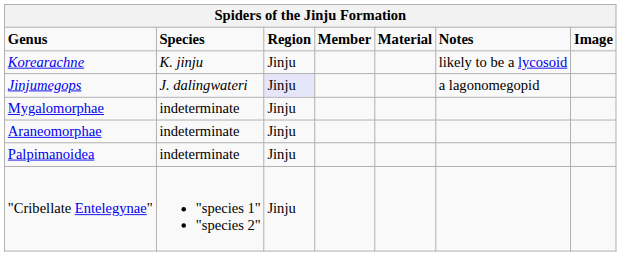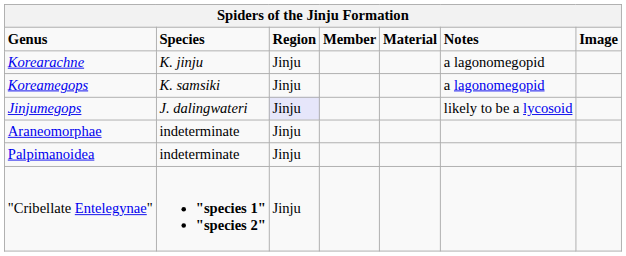(503, 62) likely to be a lycosoid -> (494, 62) a lagonomegopid
+ row: (48, 85)
(489, 85) a lagonomegopid -> (508, 108) likely to be a lycosoid
- row: (56, 108)
(210, 217) normal -> (213, 217) bold
